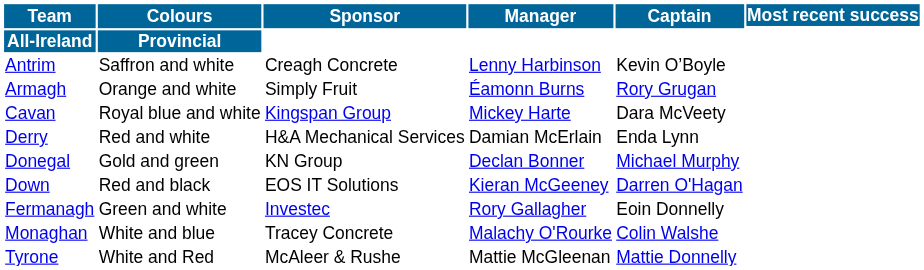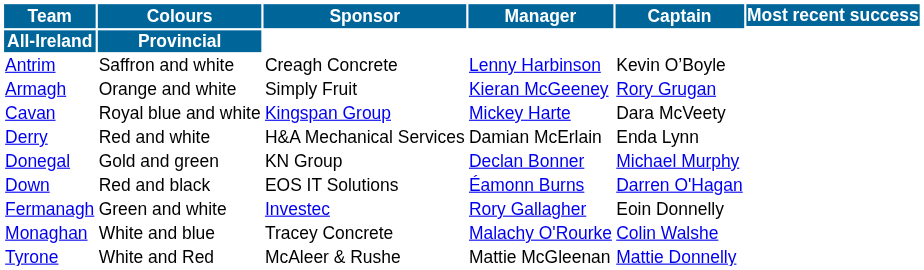(527, 89) Éamonn Burns -> (539, 89) Kieran McGeeney
(539, 185) Kieran McGeeney -> (527, 185) Éamonn Burns
